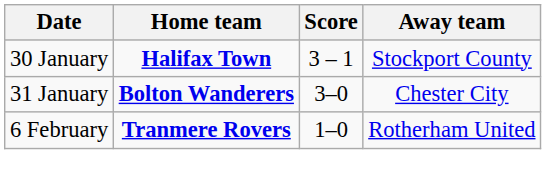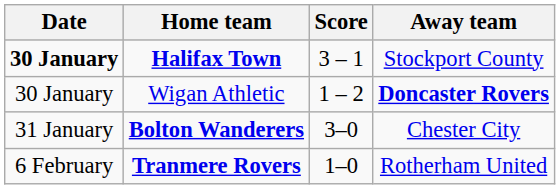(59, 58) normal -> (64, 58) bold
+ row: (216, 93)
